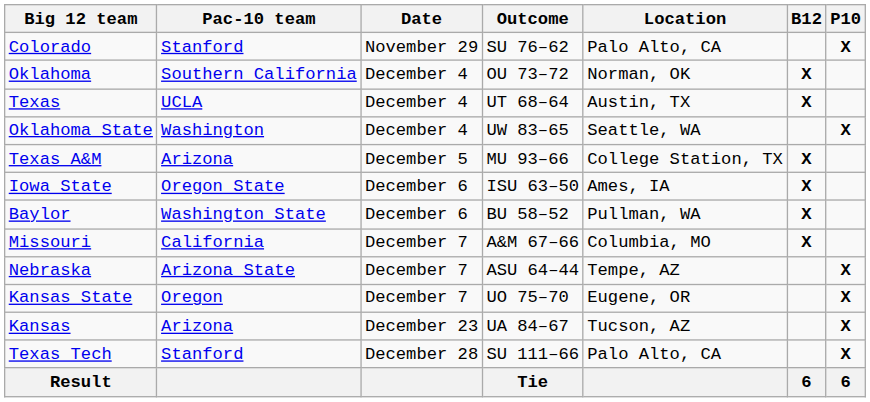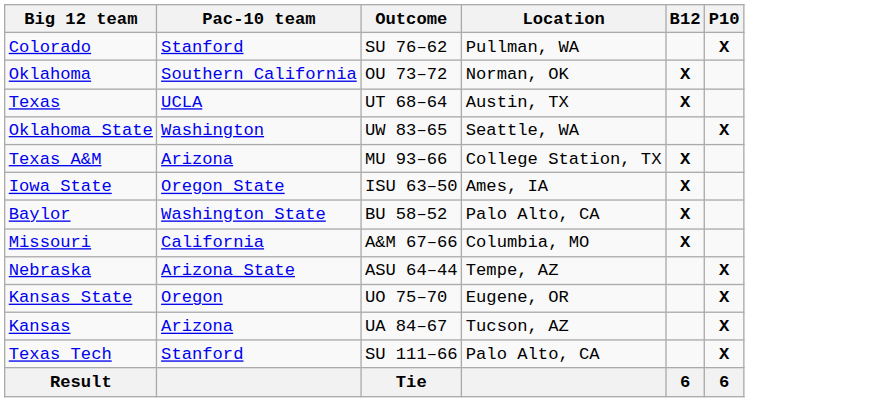- column: (422, 19)
(654, 47) Palo Alto, CA -> (522, 47) Pullman, WA
(644, 214) Pullman, WA -> (533, 214) Palo Alto, CA
